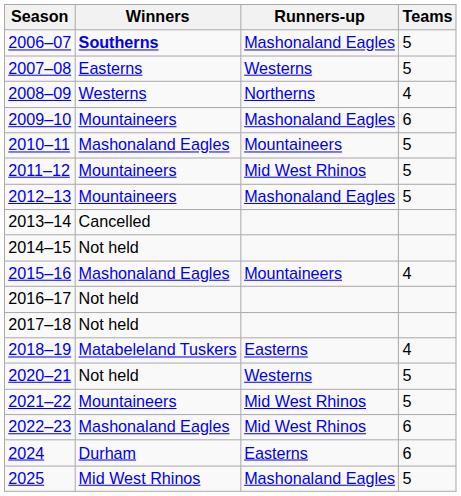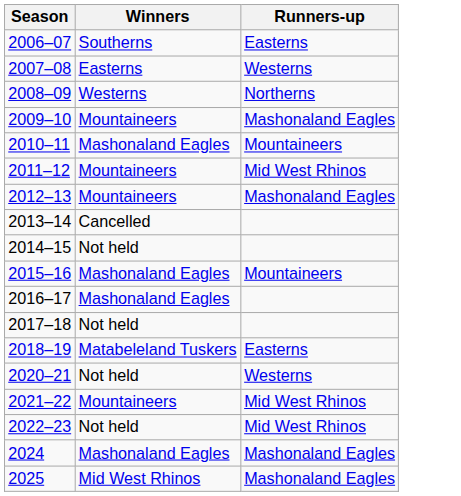- column: (428, 17)
(119, 42) bold -> (115, 42) normal
(320, 42) Mashonaland Eagles -> (276, 42) Easterns
(109, 299) Not held -> (154, 299) Mashonaland Eagles
(154, 427) Mashonaland Eagles -> (109, 427) Not held
(107, 453) Durham -> (154, 453) Mashonaland Eagles
(276, 453) Easterns -> (320, 453) Mashonaland Eagles
